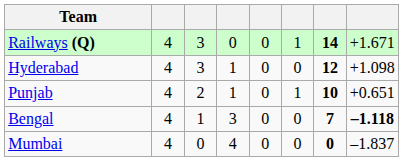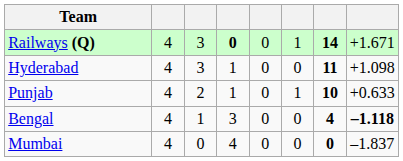(233, 42) normal -> (233, 42) bold
(330, 67) 12 -> (330, 67) 11
(372, 93) +0.651 -> (372, 93) +0.633
(330, 118) 7 -> (330, 118) 4
